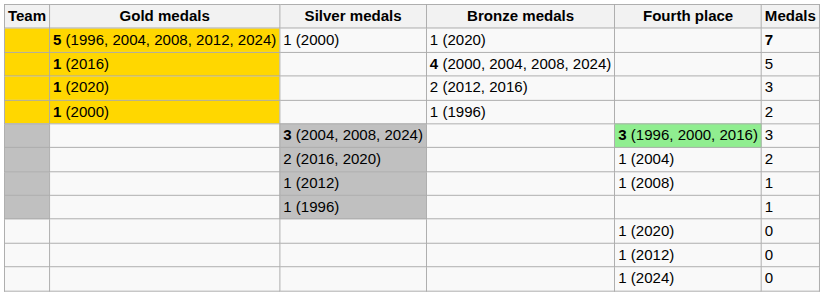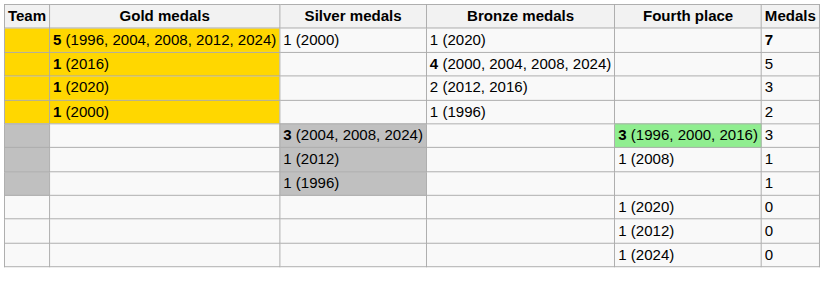- row: (165, 160)
